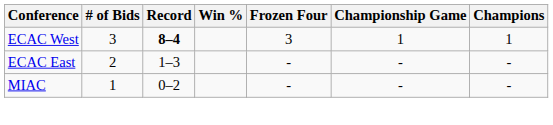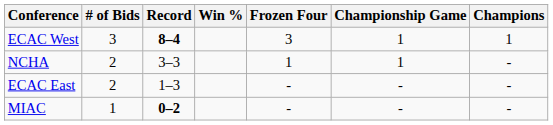+ row: (28, 62)
(169, 85) normal -> (169, 108) bold
